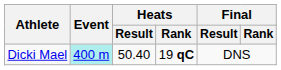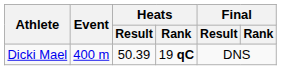(91, 55) paleturquoise background -> (91, 55) no background
(134, 55) 50.40 -> (134, 55) 50.39
